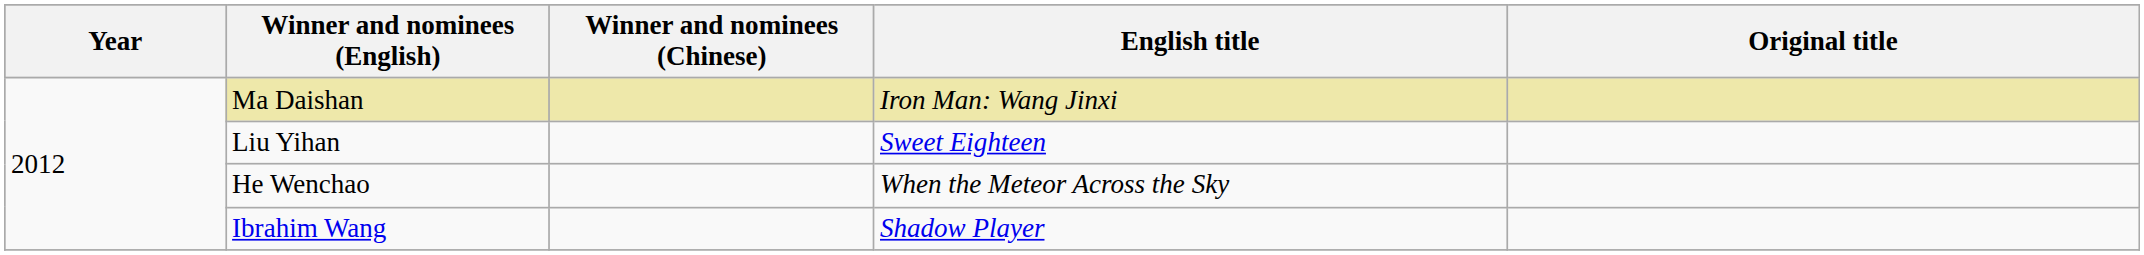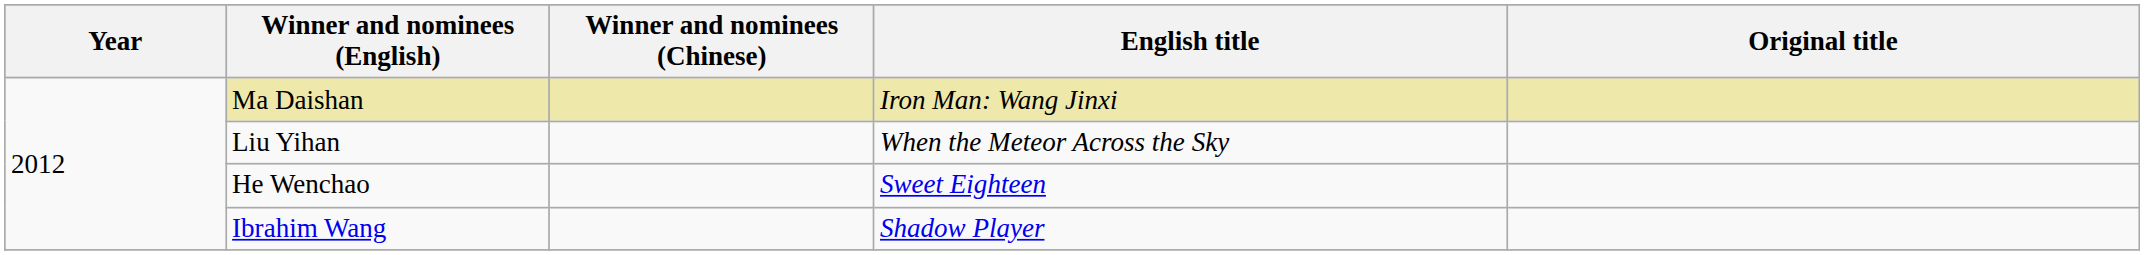(963, 142) Sweet Eighteen -> (1055, 142) When the Meteor Across the Sky
(1055, 185) When the Meteor Across the Sky -> (963, 185) Sweet Eighteen
